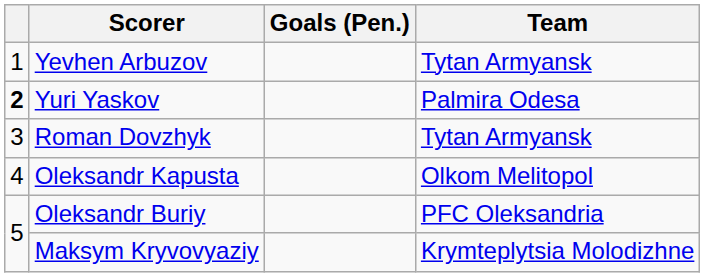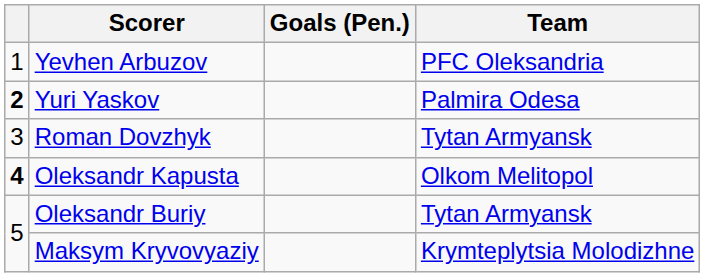(506, 61) Tytan Armyansk -> (512, 61) PFC Oleksandria
(17, 175) normal -> (17, 175) bold
(512, 213) PFC Oleksandria -> (506, 213) Tytan Armyansk
